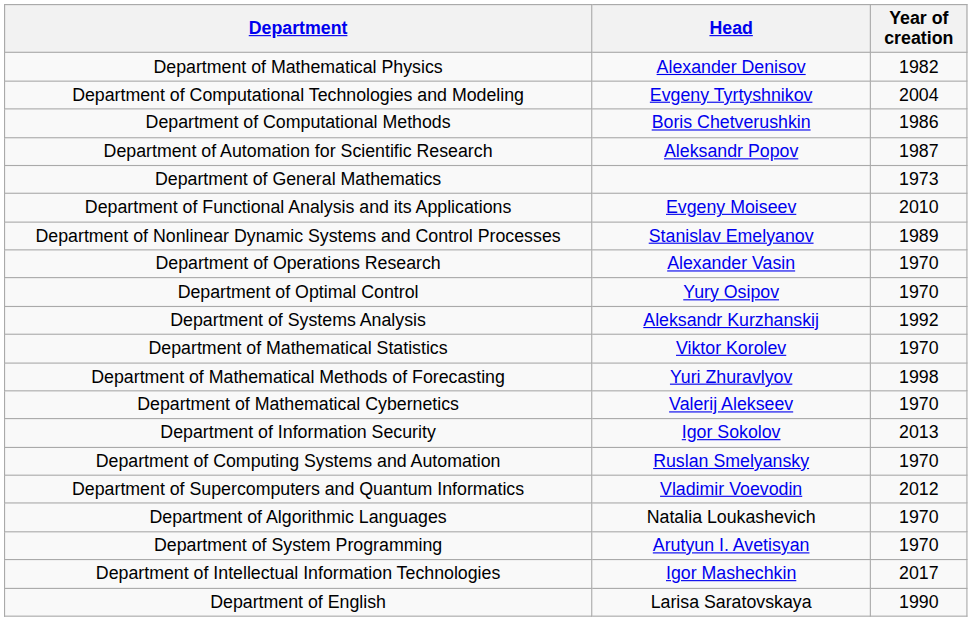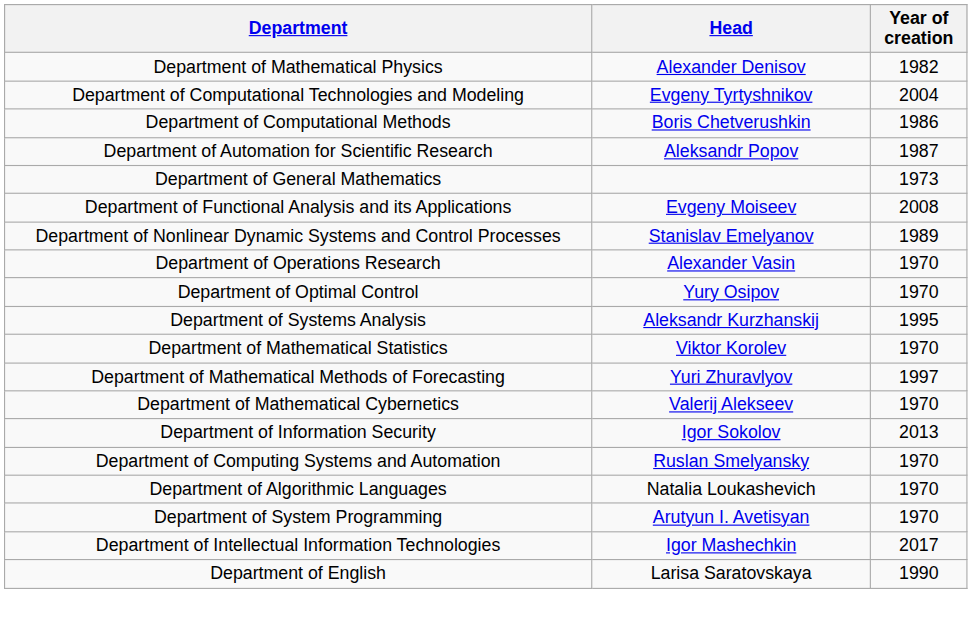(919, 207) 2010 -> (919, 207) 2008
(919, 320) 1992 -> (919, 320) 1995
(919, 376) 1998 -> (919, 376) 1997
- row: (298, 489)
